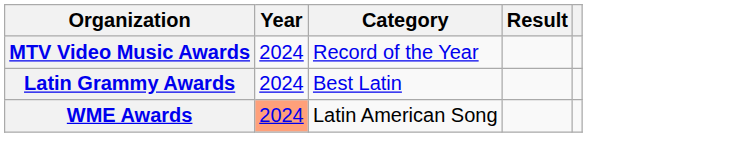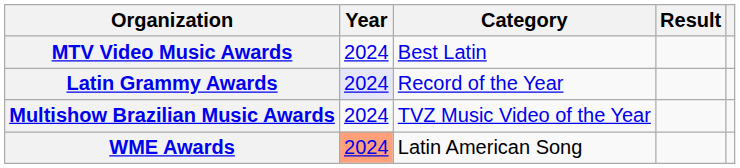(396, 52) Record of the Year -> (442, 52) Best Latin
(282, 83) no background -> (366, 83) lavender background
(357, 83) Best Latin -> (481, 83) Record of the Year
+ row: (172, 115)
